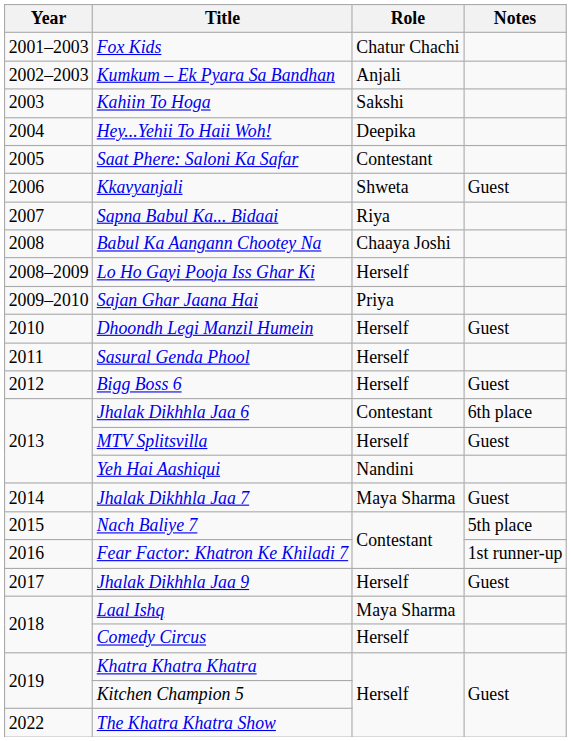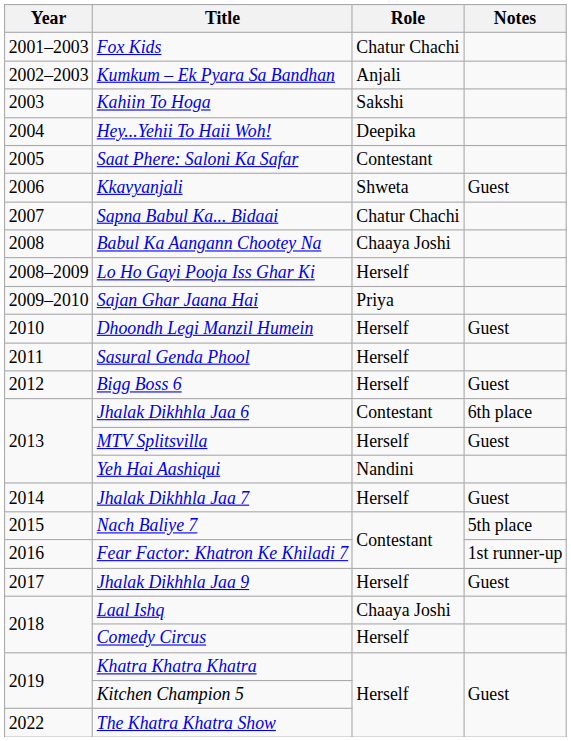(373, 215) Riya -> (408, 215) Chatur Chachi
(406, 497) Maya Sharma -> (383, 497) Herself
(406, 610) Maya Sharma -> (403, 610) Chaaya Joshi
